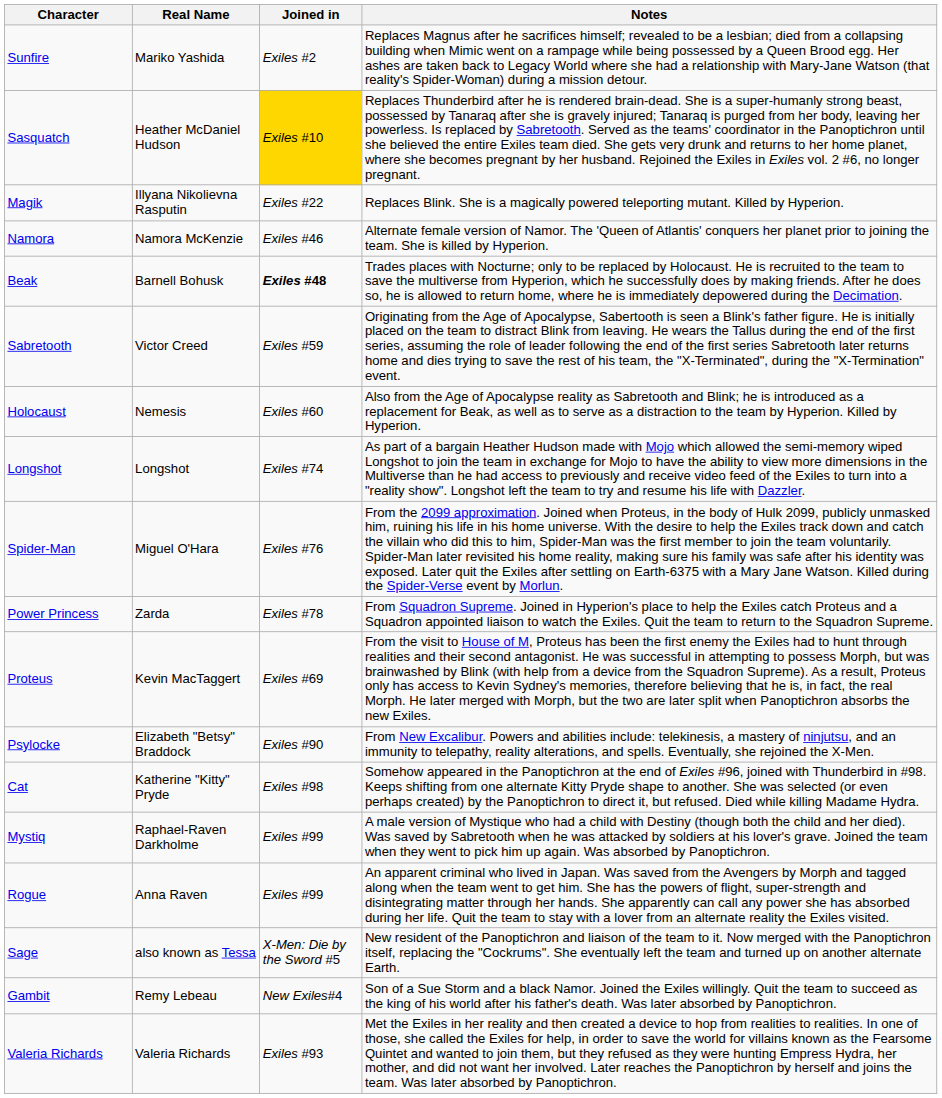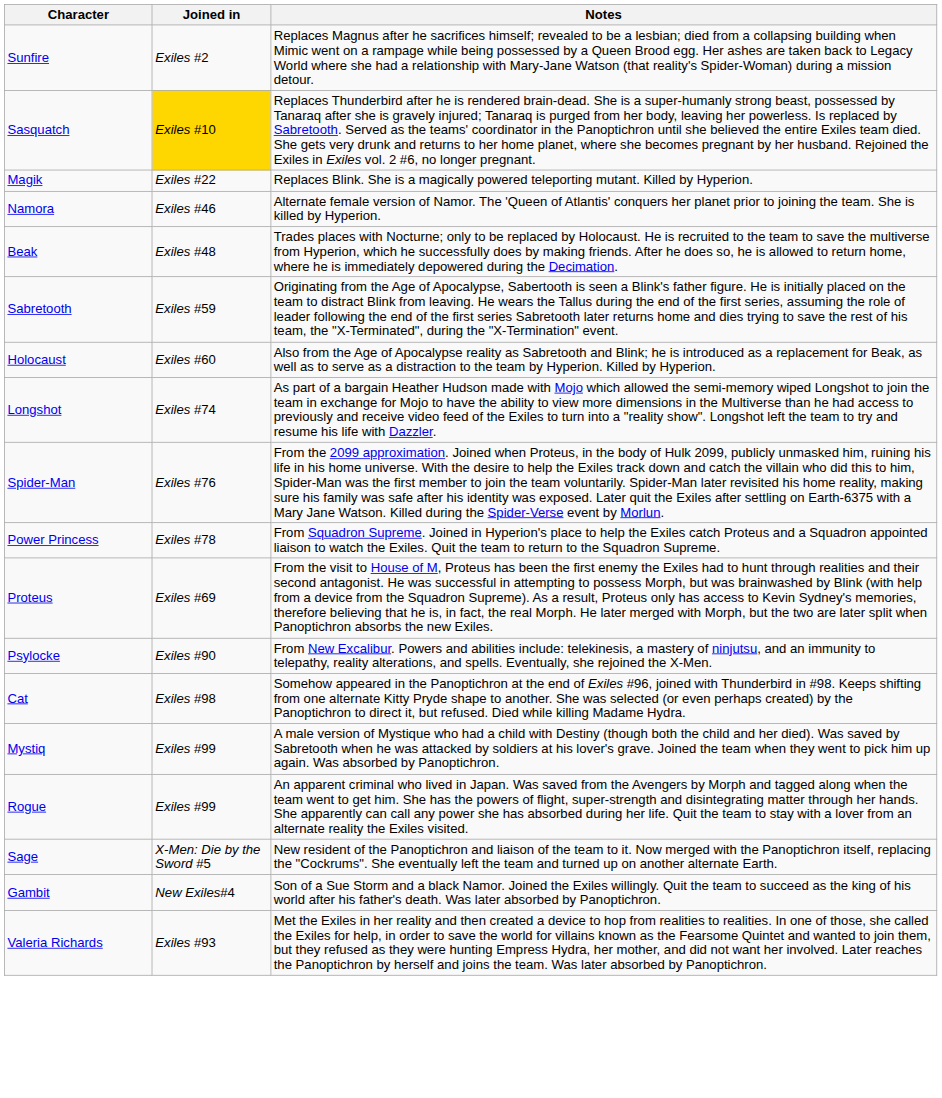- column: (196, 14)
(294, 281) bold -> (186, 251) normal
